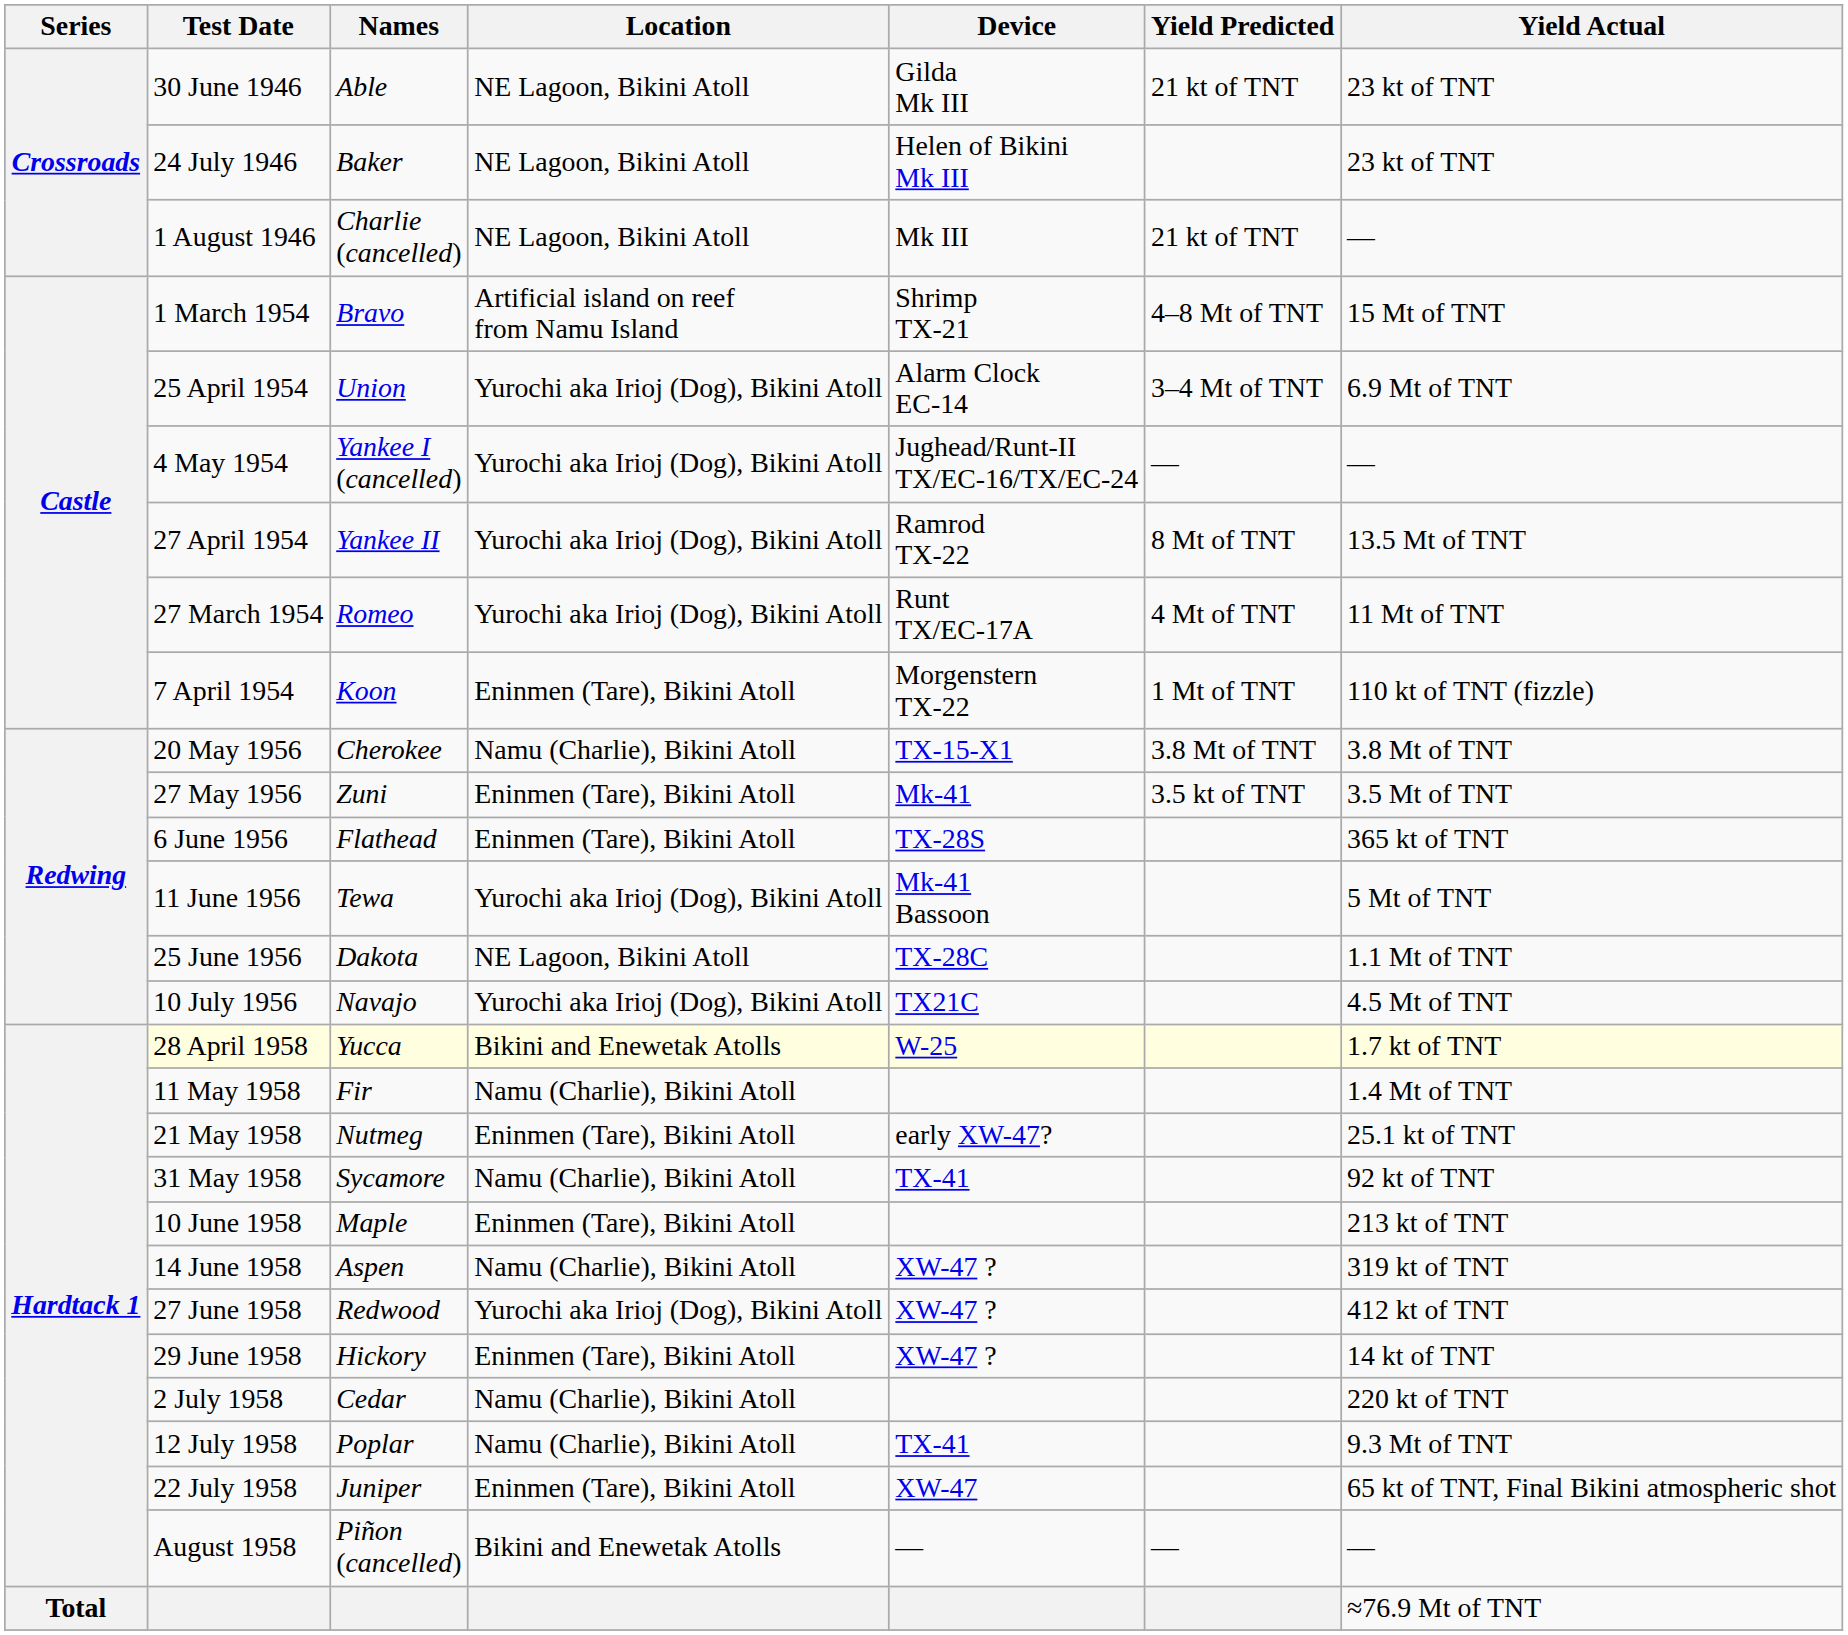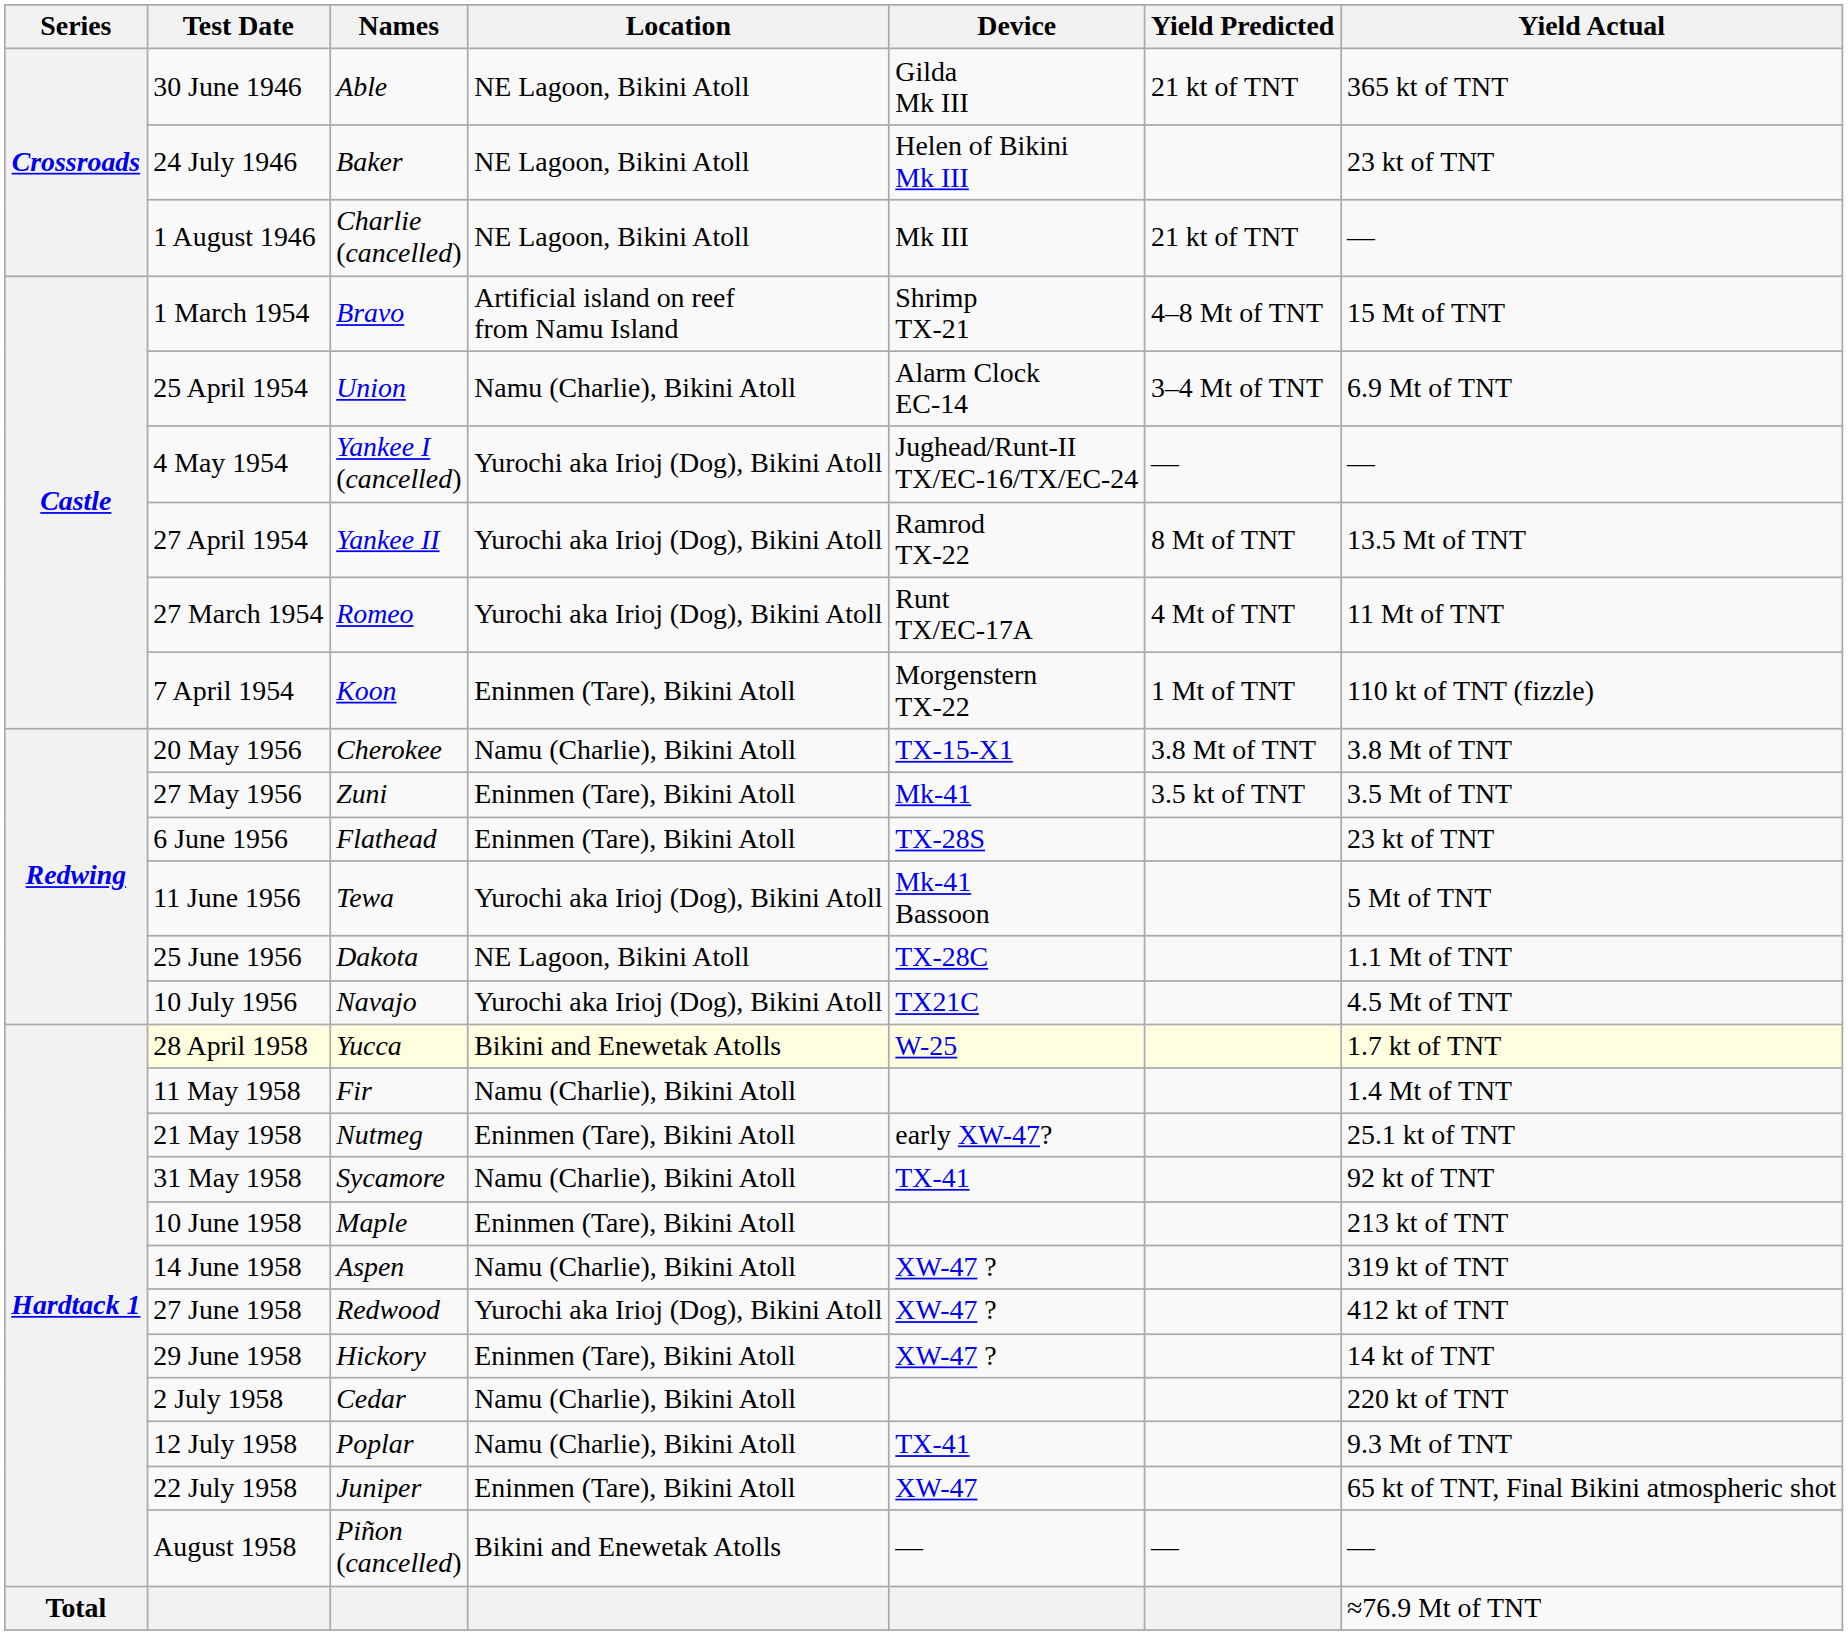(1421, 86) 23 kt of TNT -> (1428, 86) 365 kt of TNT
(678, 388) Yurochi aka Irioj (Dog), Bikini Atoll -> (635, 388) Namu (Charlie), Bikini Atoll
(1428, 838) 365 kt of TNT -> (1421, 838) 23 kt of TNT
